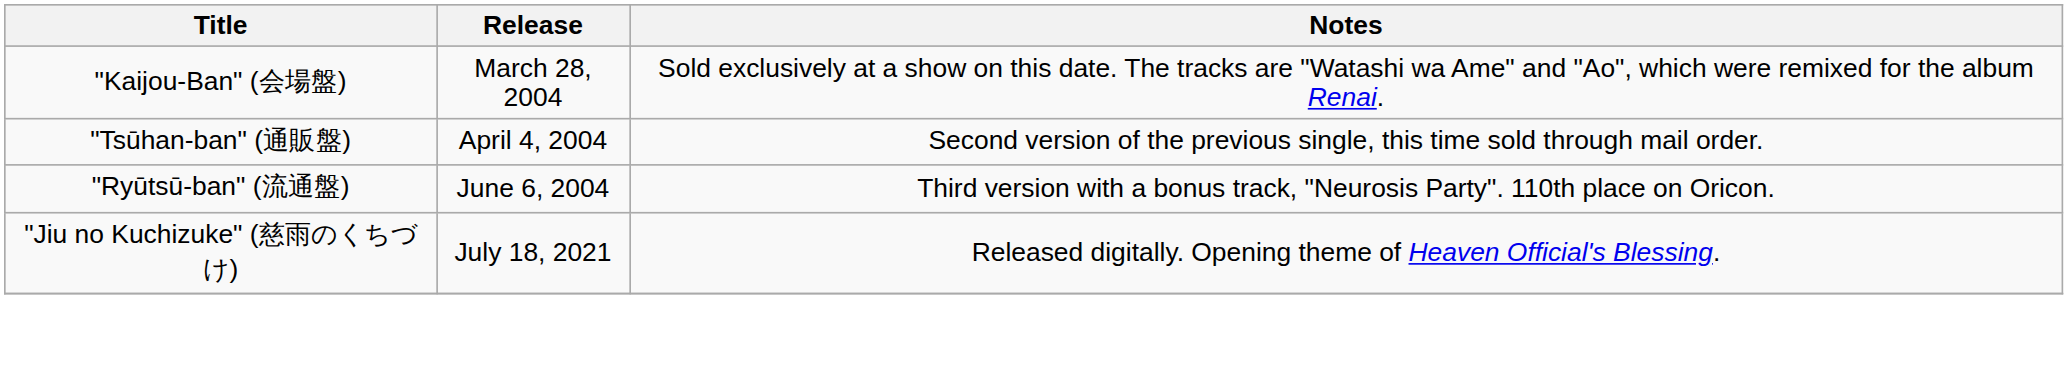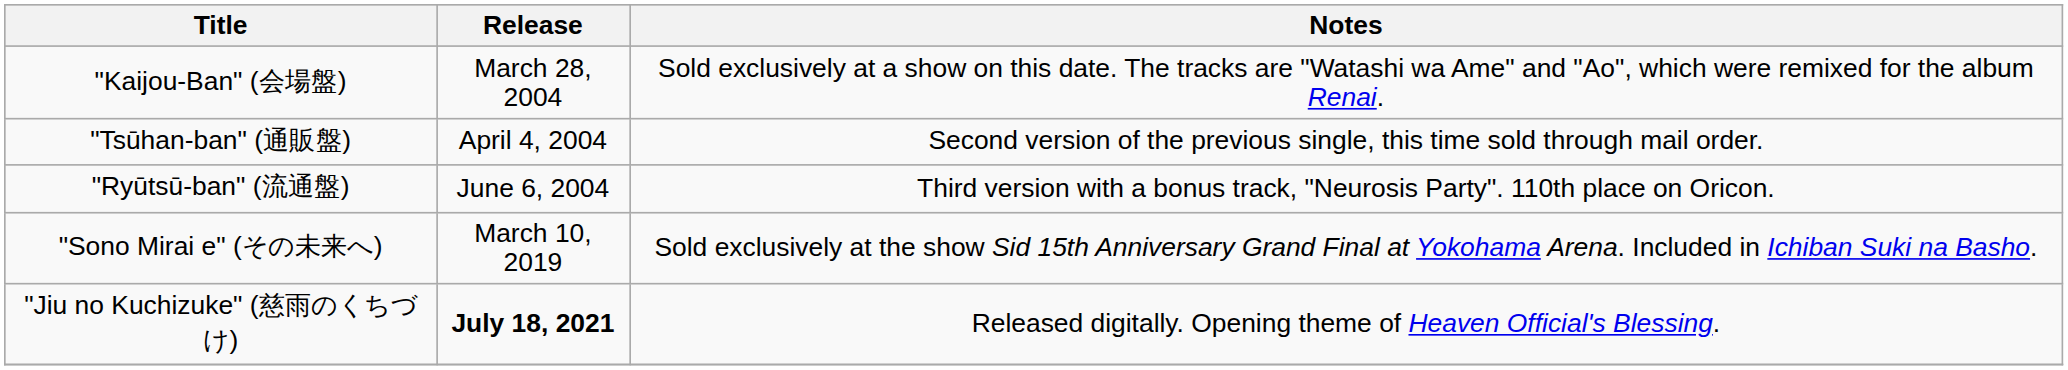+ row: (221, 246)
(533, 252) normal -> (533, 323) bold
